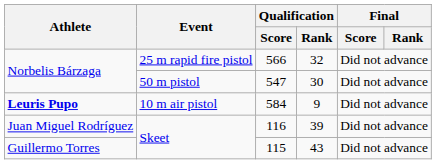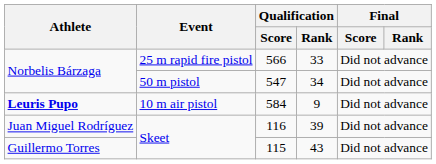(317, 60) 32 -> (317, 60) 33
(317, 82) 30 -> (317, 82) 34
